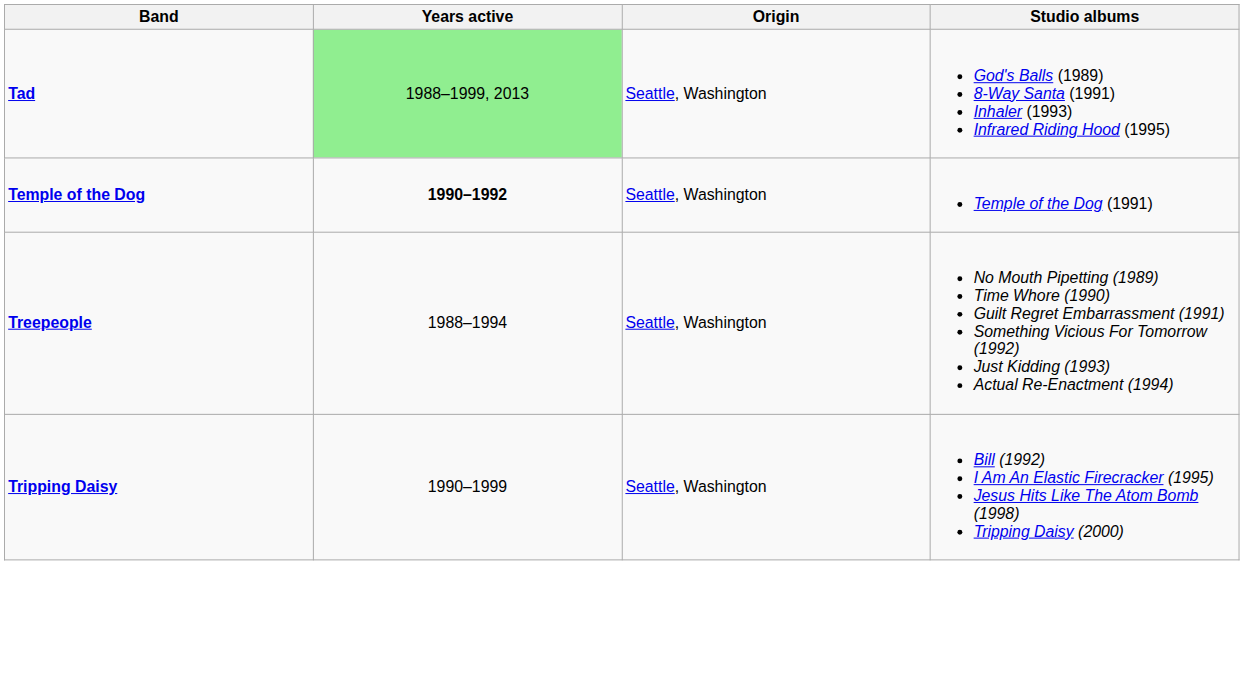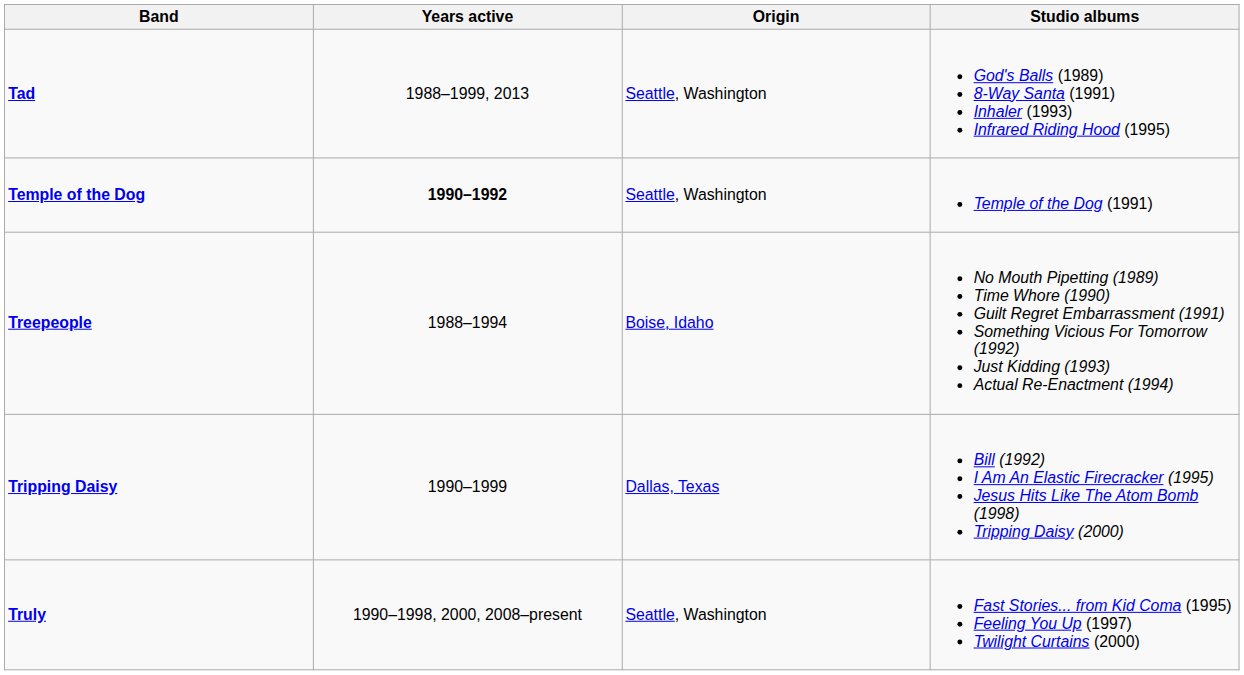(467, 93) lightgreen background -> (467, 93) no background
(696, 323) Seattle, Washington -> (669, 323) Boise, Idaho
(696, 486) Seattle, Washington -> (672, 486) Dallas, Texas
+ row: (27, 614)
